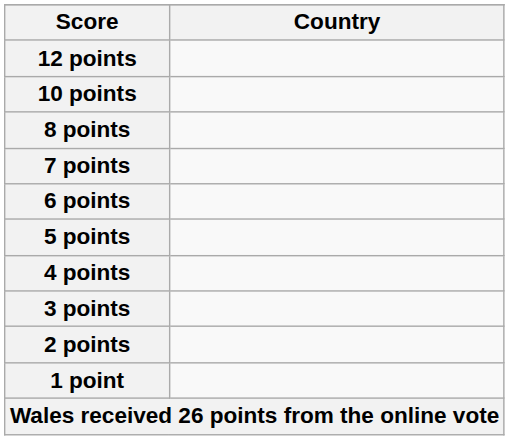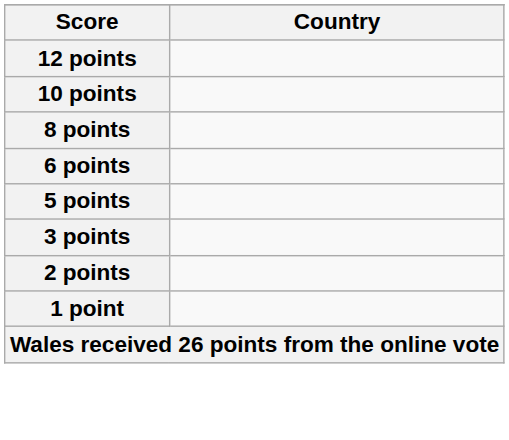- row: (87, 165)
- row: (87, 272)
